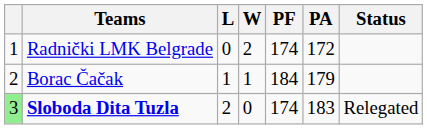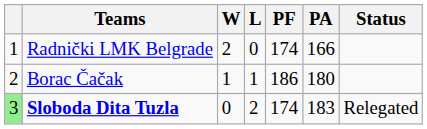columns swapped: (252, 19) <-> (228, 19)
(321, 49) 172 -> (321, 49) 166
(284, 78) 184 -> (284, 78) 186
(321, 78) 179 -> (321, 78) 180
